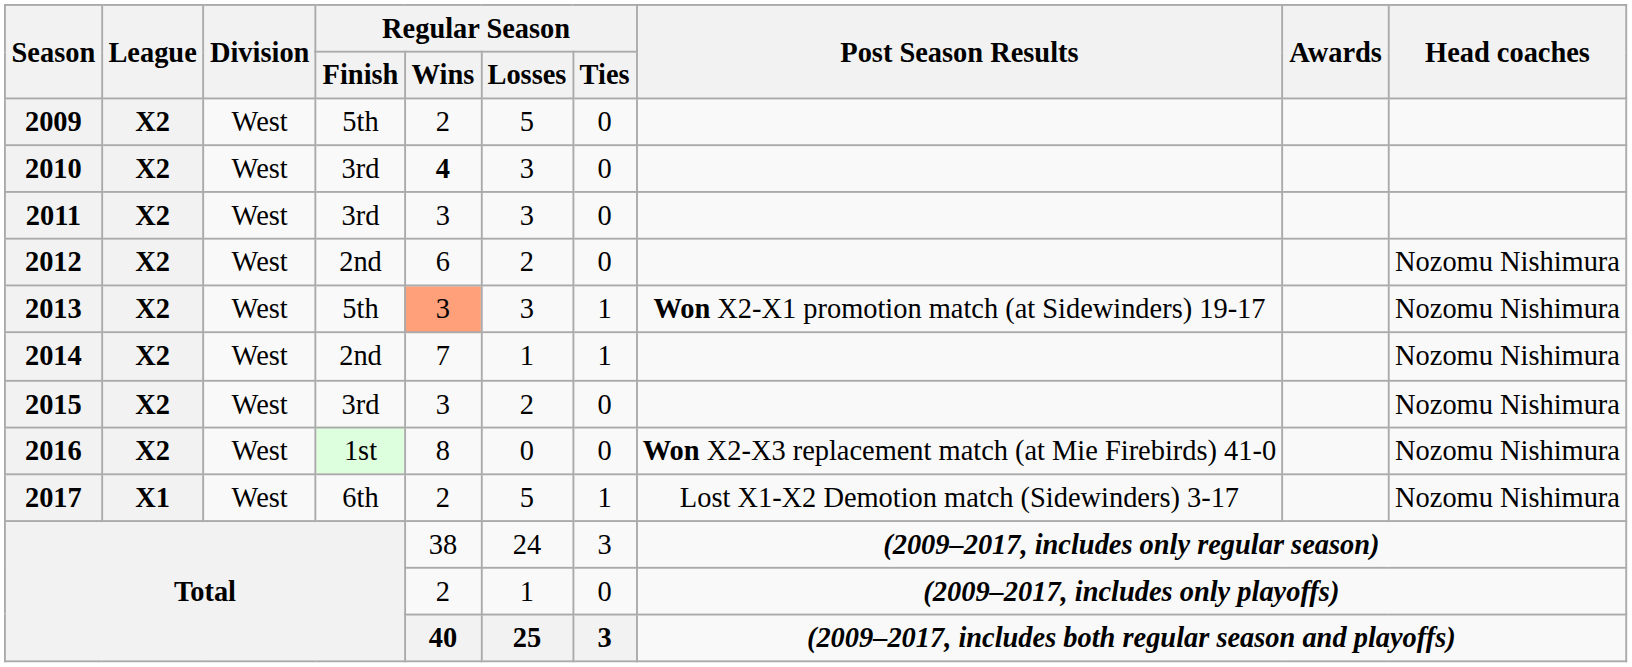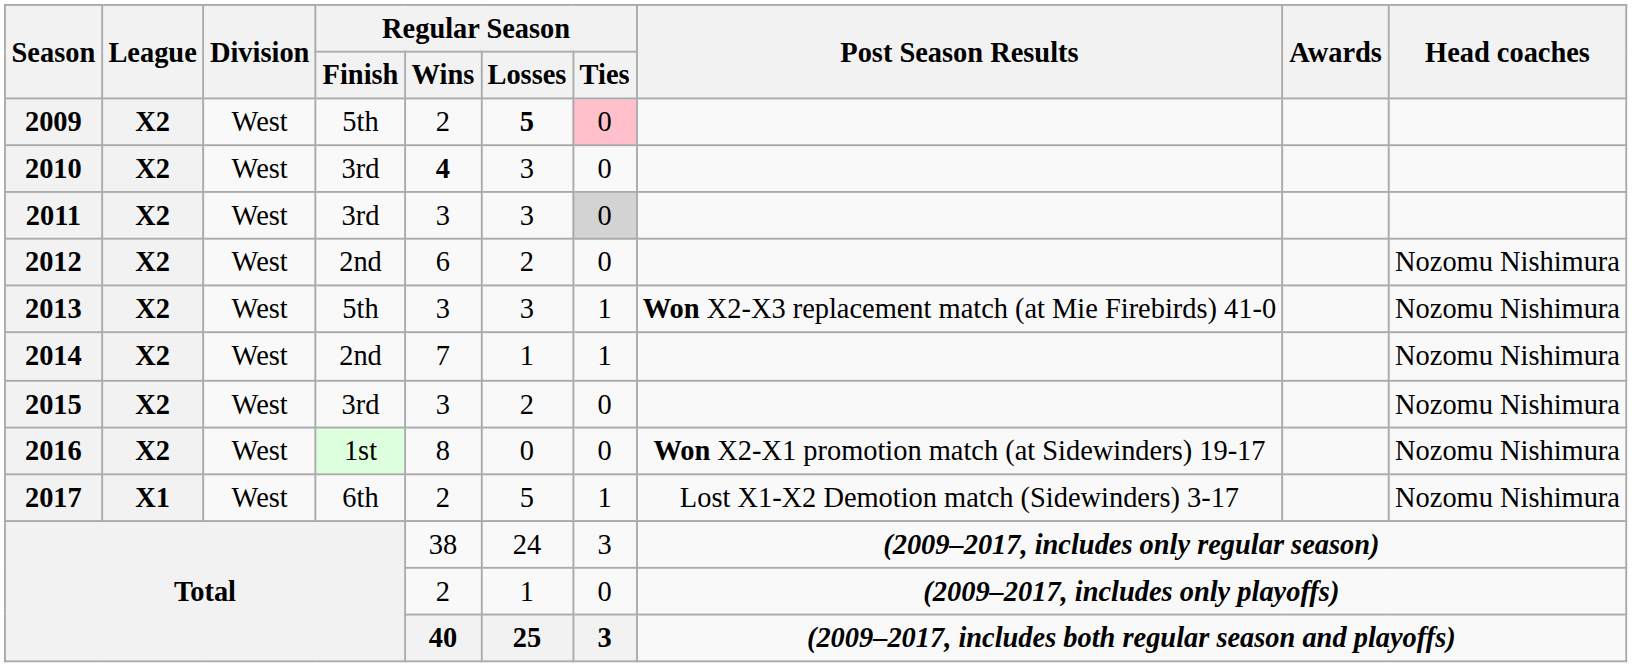(527, 121) normal -> (527, 121) bold
(605, 121) no background -> (605, 121) pink background
(605, 215) no background -> (605, 215) lightgrey background
(443, 309) lightsalmon background -> (443, 309) no background
(959, 309) Won X2-X1 promotion match (at Sidewinders) 19-17 -> (959, 309) Won X2-X3 replacement match (at Mie Firebirds) 41-0
(959, 449) Won X2-X3 replacement match (at Mie Firebirds) 41-0 -> (959, 449) Won X2-X1 promotion match (at Sidewinders) 19-17
